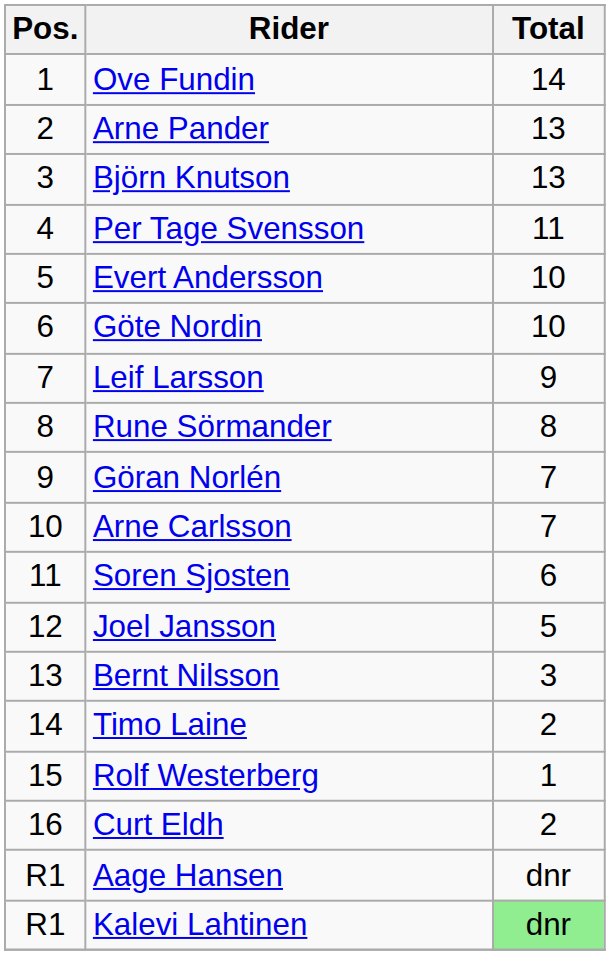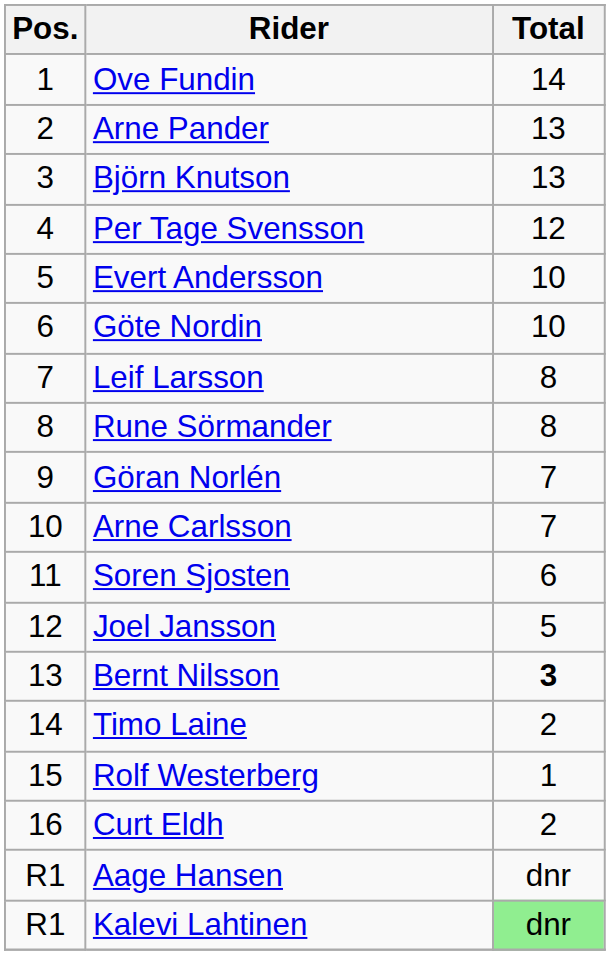(548, 228) 11 -> (548, 228) 12
(548, 377) 9 -> (548, 377) 8
(548, 675) normal -> (548, 675) bold
